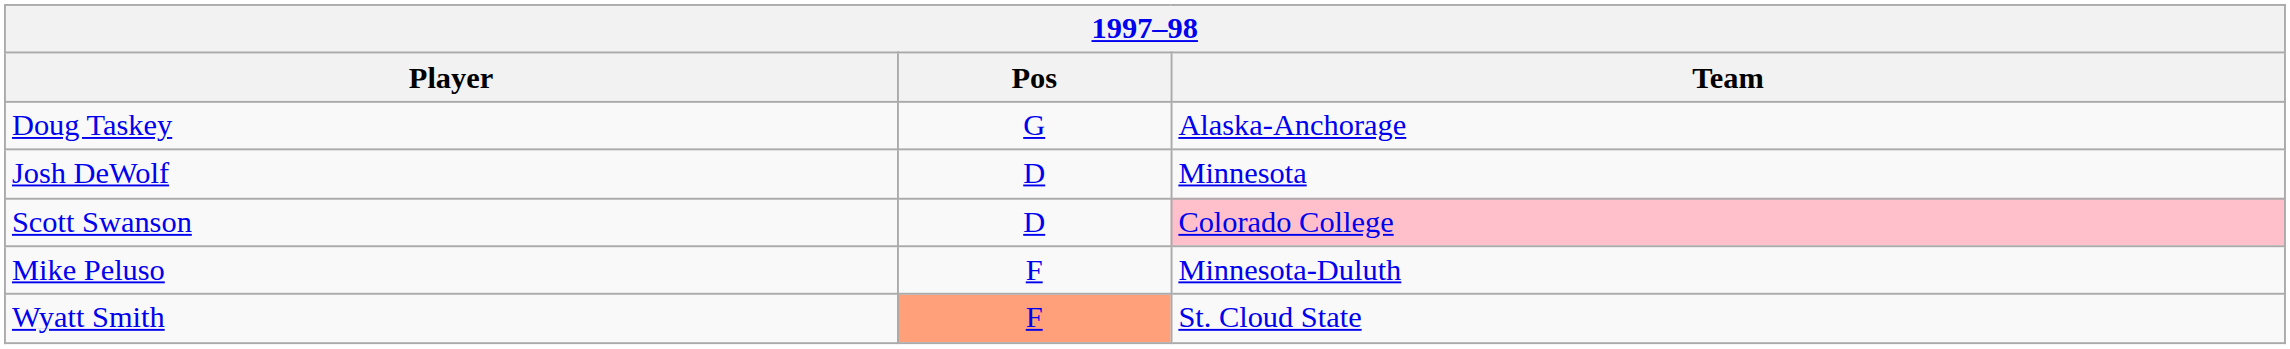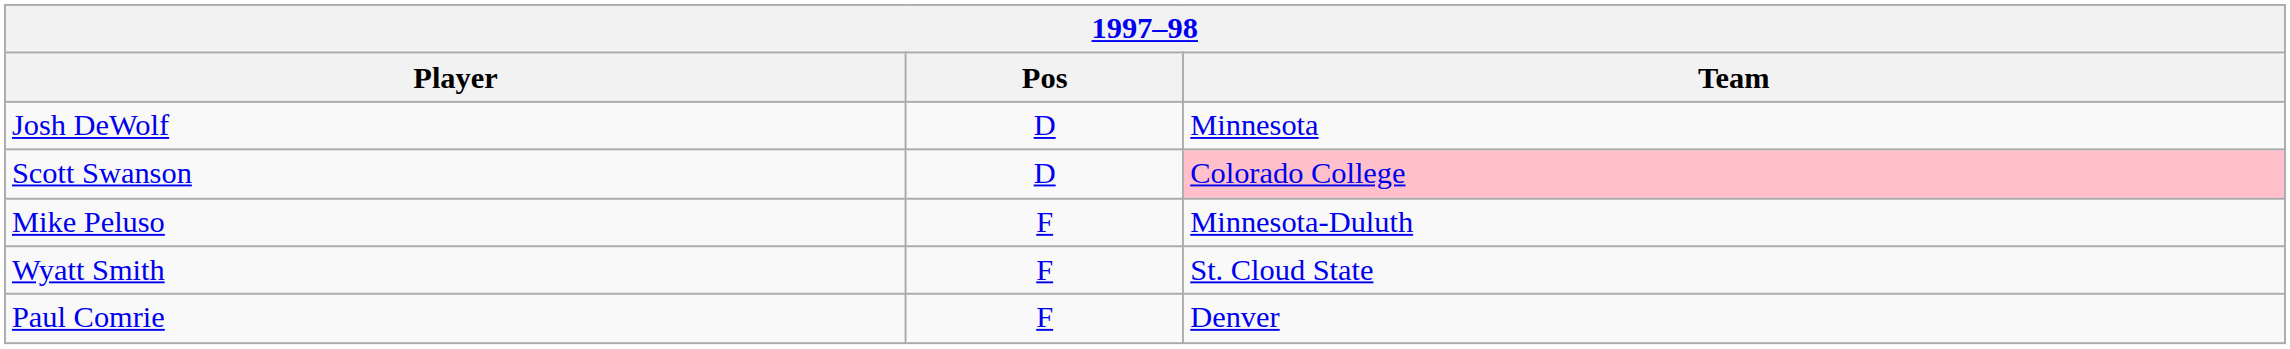- row: (92, 125)
(1034, 317) lightsalmon background -> (1045, 269) no background
+ row: (88, 317)
